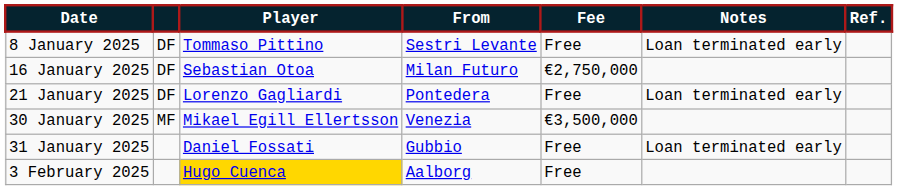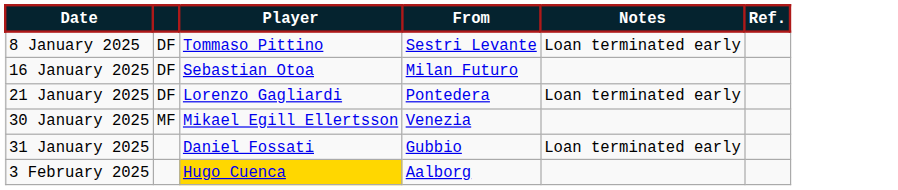- column: (591, 19)
